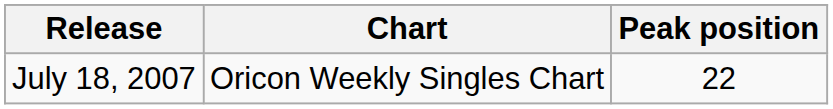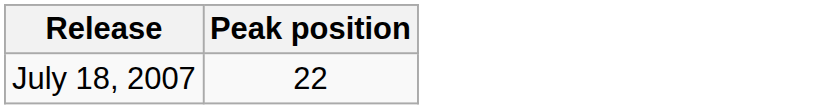- column: (407, 28)
